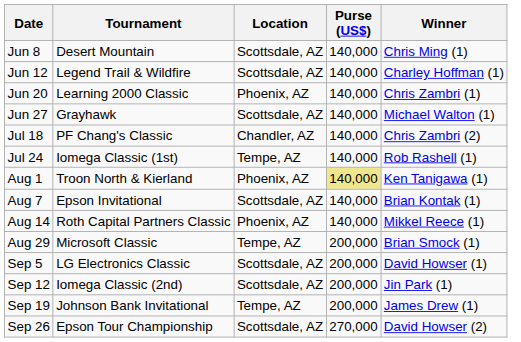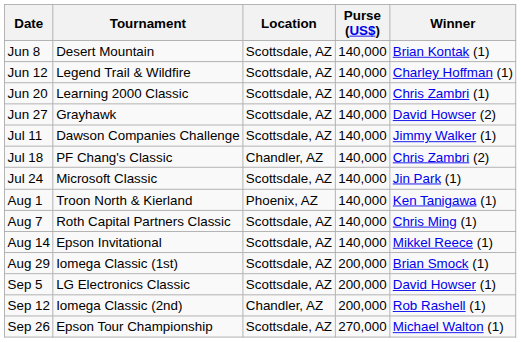(426, 51) Chris Ming (1) -> (441, 51) Brian Kontak (1)
(273, 94) Phoenix, AZ -> (289, 94) Scottsdale, AZ
(439, 115) Michael Walton (1) -> (444, 115) David Howser (2)
+ row: (25, 136)
(117, 157) Iomega Classic (1st) -> (107, 178) Microsoft Classic
(269, 157) Tempe, AZ -> (289, 178) Scottsdale, AZ
(430, 157) Rob Rashell (1) -> (427, 178) Jin Park (1)
(353, 178) khaki background -> (362, 200) no background
(109, 200) Epson Invitational -> (143, 221) Roth Capital Partners Classic
(432, 200) Brian Kontak (1) -> (435, 221) Chris Ming (1)
(143, 221) Roth Capital Partners Classic -> (109, 242) Epson Invitational
(273, 221) Phoenix, AZ -> (289, 242) Scottsdale, AZ
(107, 242) Microsoft Classic -> (117, 263) Iomega Classic (1st)
(269, 242) Tempe, AZ -> (289, 263) Scottsdale, AZ
(280, 284) Scottsdale, AZ -> (284, 305) Chandler, AZ
(418, 284) Jin Park (1) -> (439, 305) Rob Rashell (1)
- row: (29, 305)
(435, 327) David Howser (2) -> (448, 327) Michael Walton (1)
